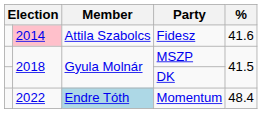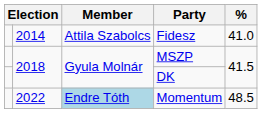(30, 35) pink background -> (30, 35) no background
(241, 35) 41.6 -> (241, 35) 41.0
(241, 98) 48.4 -> (241, 98) 48.5
